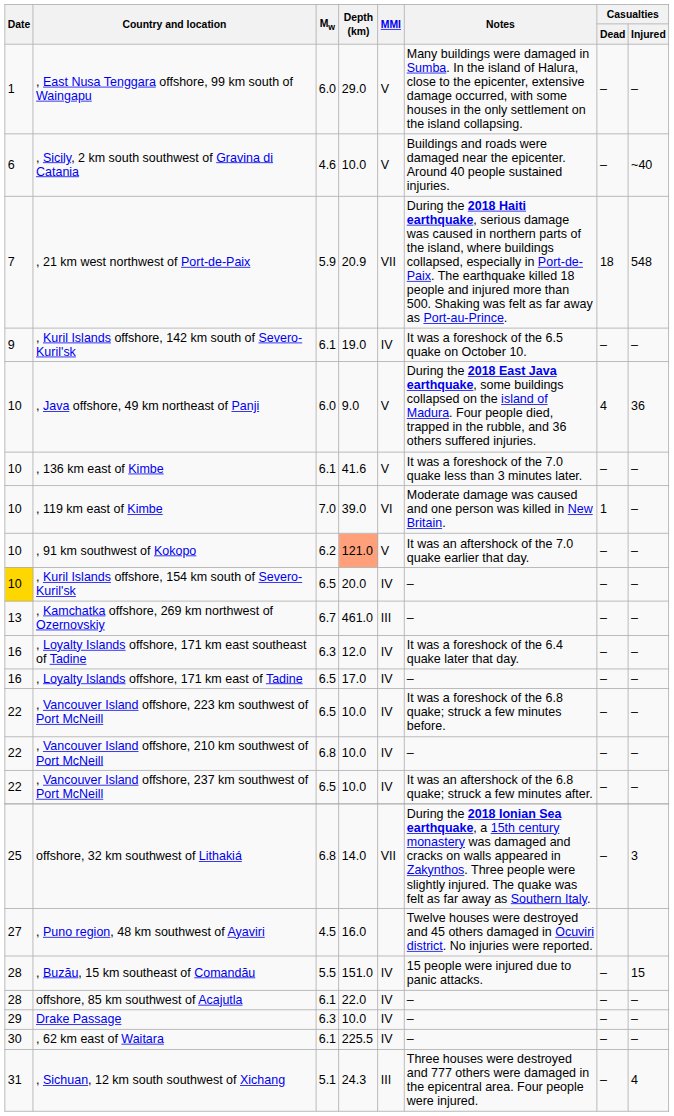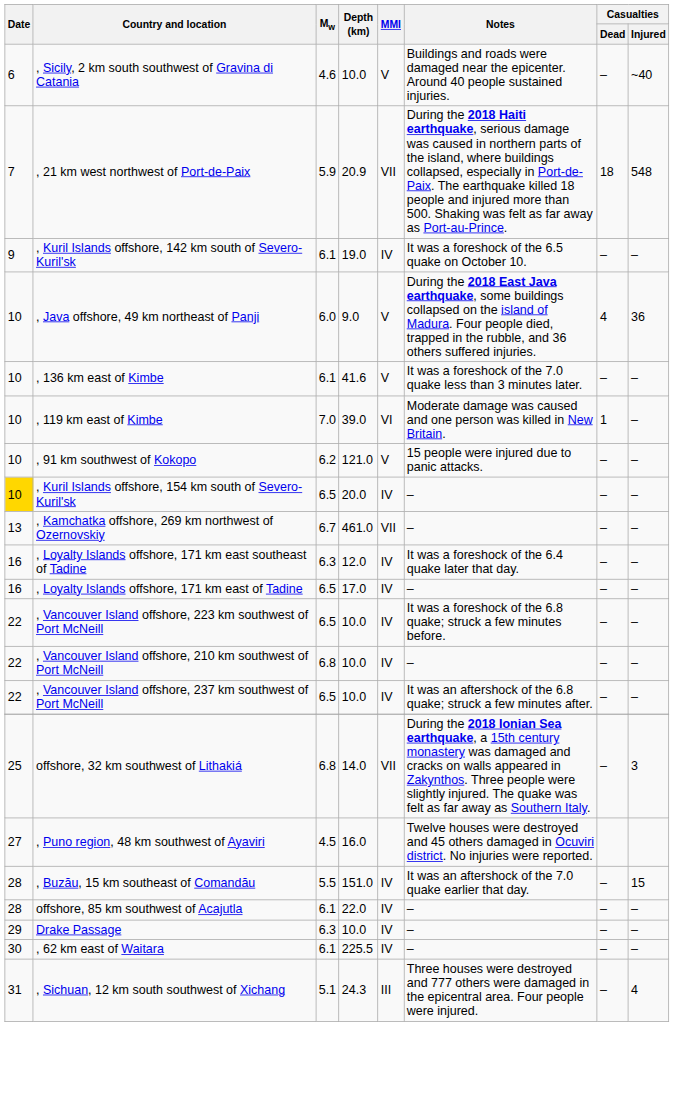- row: (164, 89)
(357, 550) lightsalmon background -> (357, 460) no background
(490, 550) It was an aftershock of the 7.0 quake earlier that day. -> (489, 460) 15 people were injured due to panic attacks.
(386, 618) III -> (388, 528) VII
(489, 973) 15 people were injured due to panic attacks. -> (490, 883) It was an aftershock of the 7.0 quake earlier that day.
